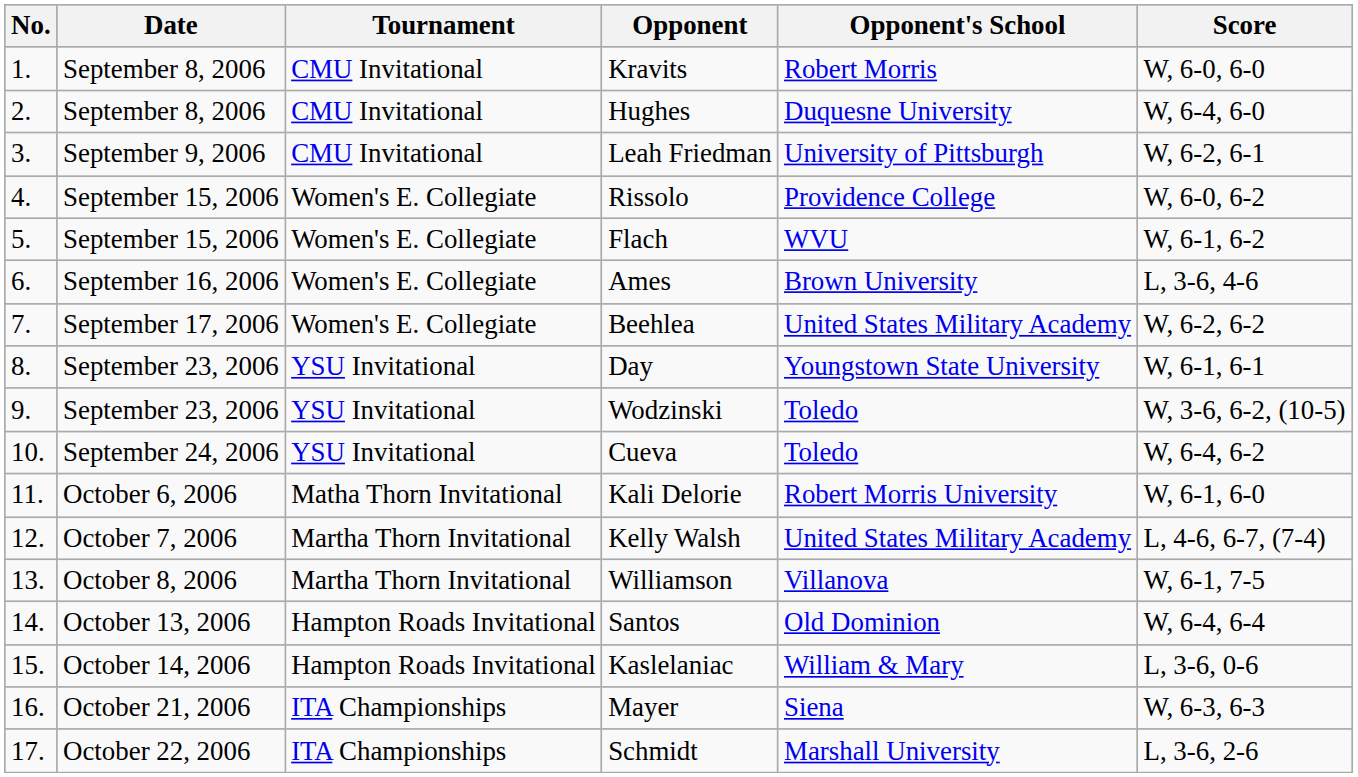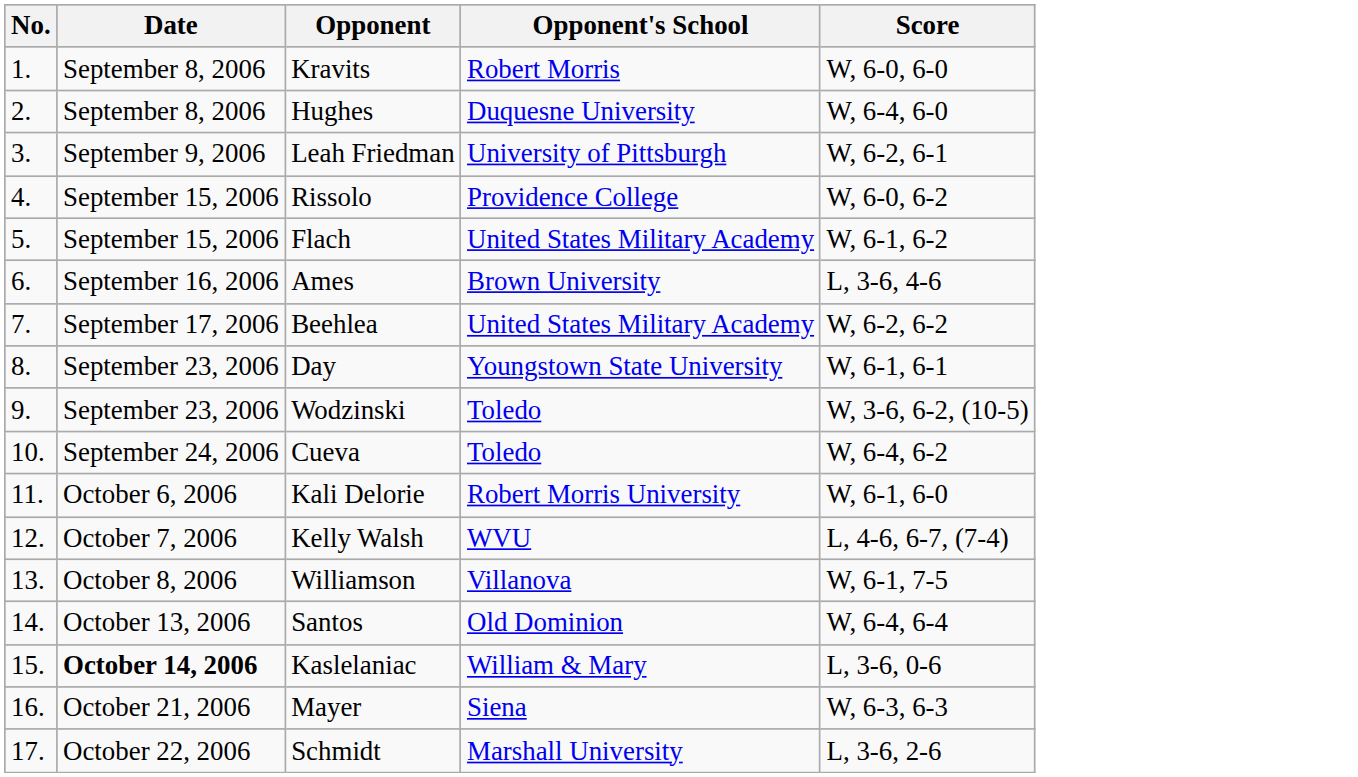- column: (443, 25)
(816, 238) WVU -> (641, 238) United States Military Academy
(958, 537) United States Military Academy -> (499, 537) WVU
(157, 665) normal -> (160, 665) bold
